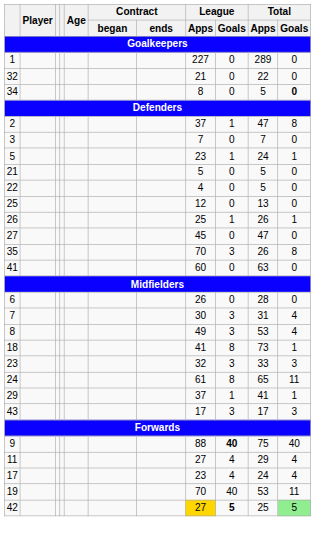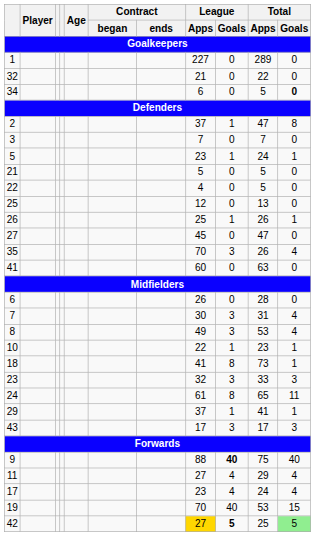(200, 92) 8 -> (200, 92) 6
(294, 252) 8 -> (294, 252) 4
+ row: (12, 348)
(294, 492) 11 -> (294, 508) 15
